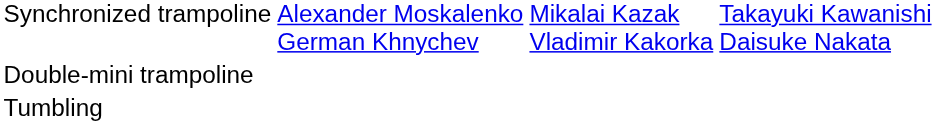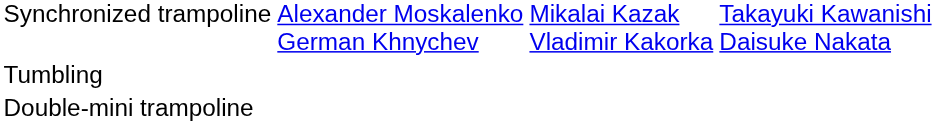rows swapped: (129, 75) <-> (53, 108)
